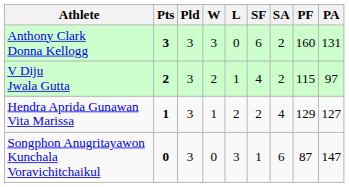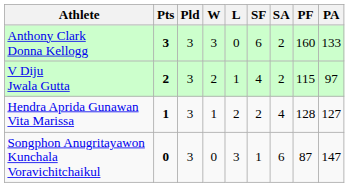(331, 43) 131 -> (331, 43) 133
(306, 114) 129 -> (306, 114) 128
